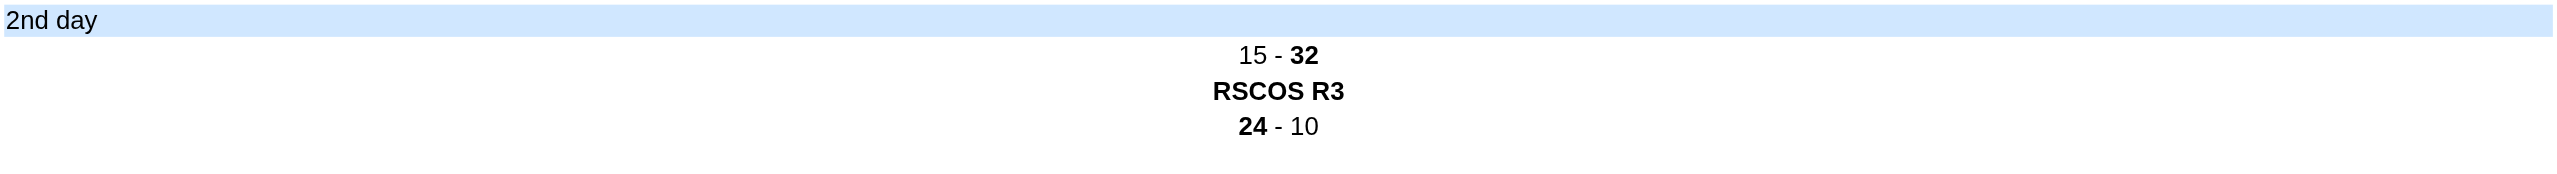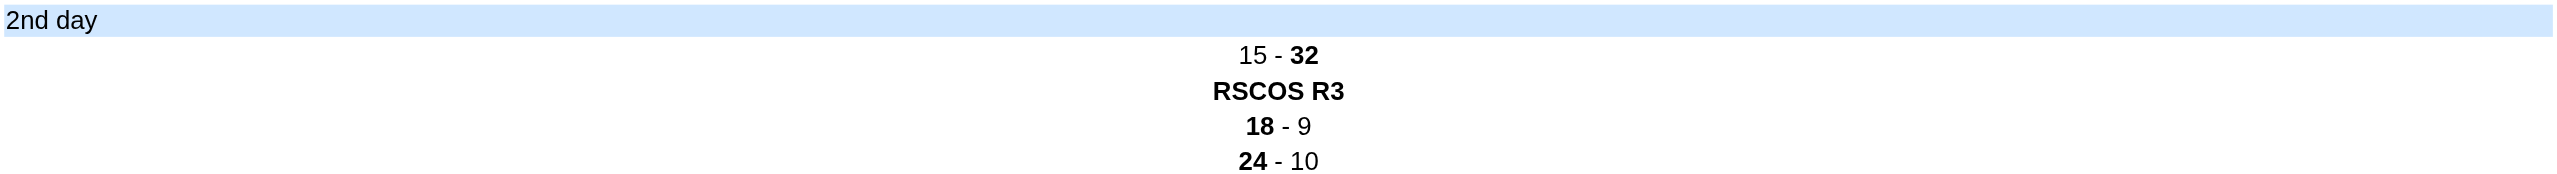+ row: (1279, 126)
